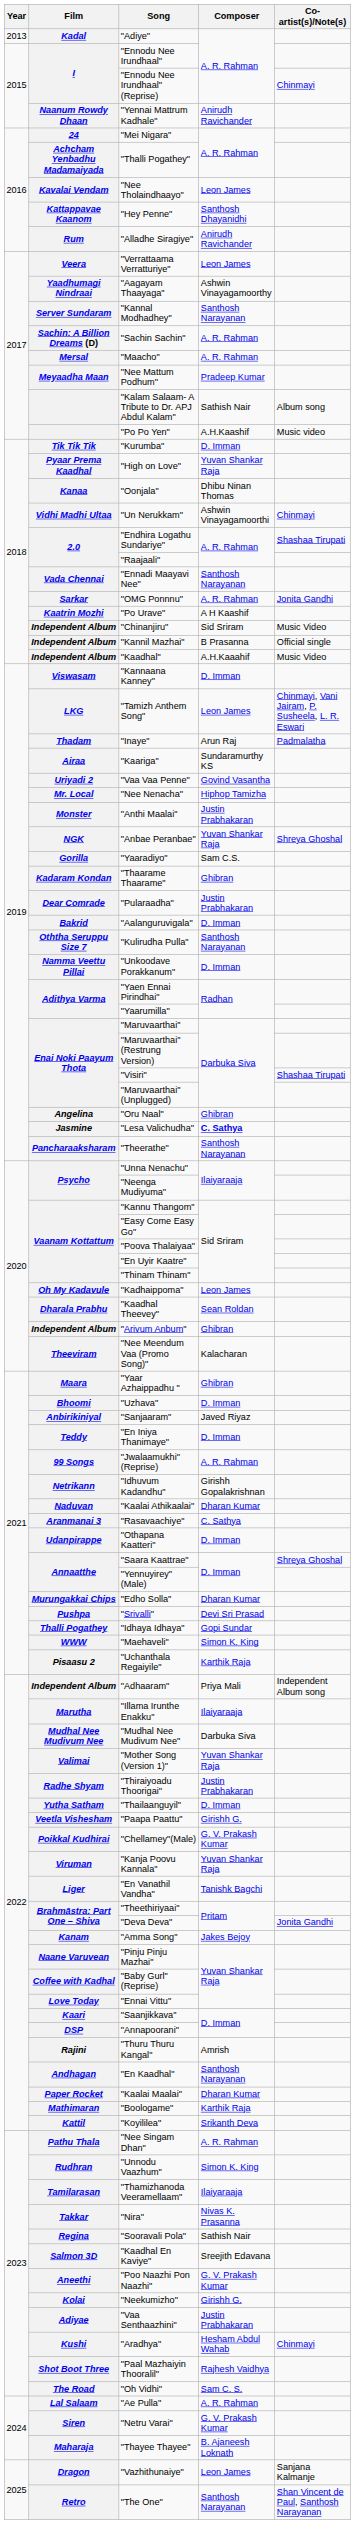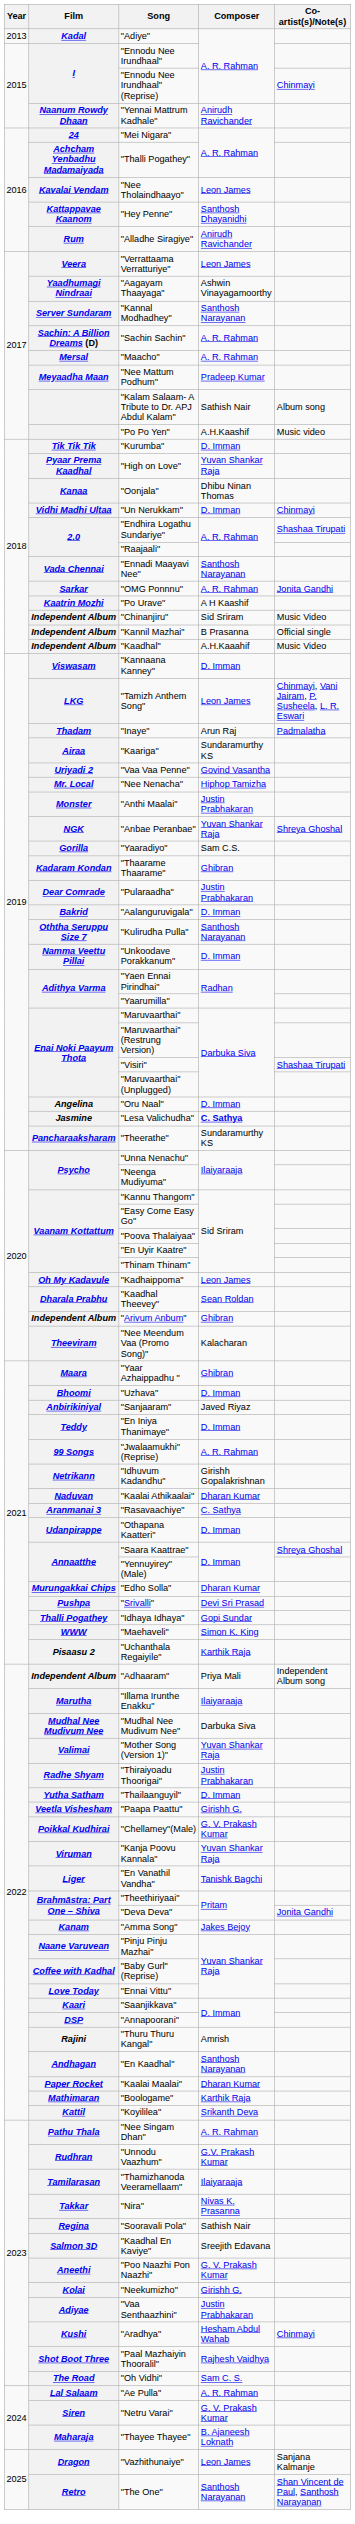(235, 515) Ashwin Vinayagamoorthi -> (221, 510) D. Imman
(217, 1114) Ghibran -> (221, 1104) D. Imman
(223, 1148) Santhosh Narayanan -> (232, 1138) Sundaramurthy KS
(230, 2167) Simon K. King -> (228, 2157) G.V. Prakash Kumar
